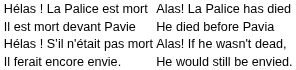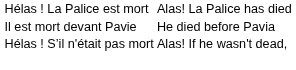- row: (62, 61)
